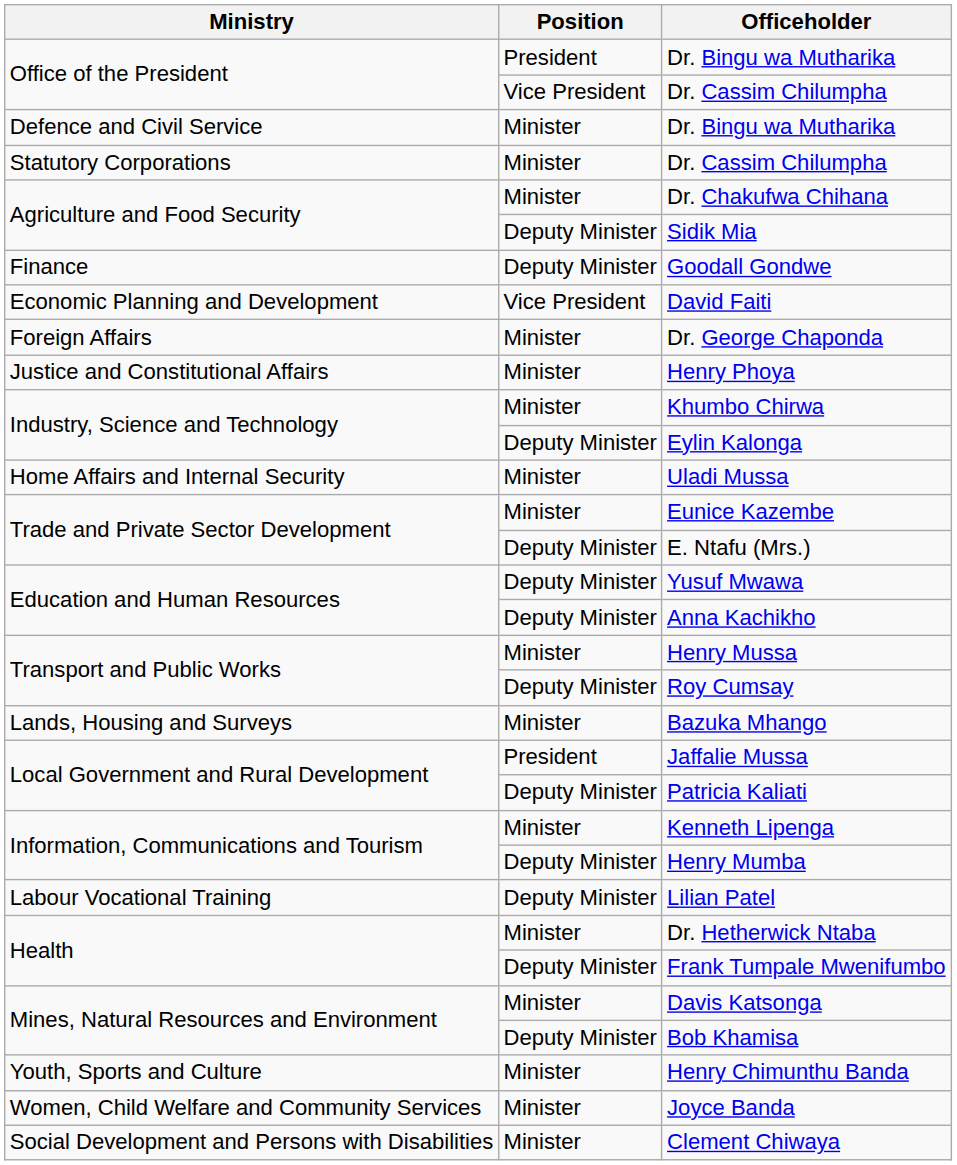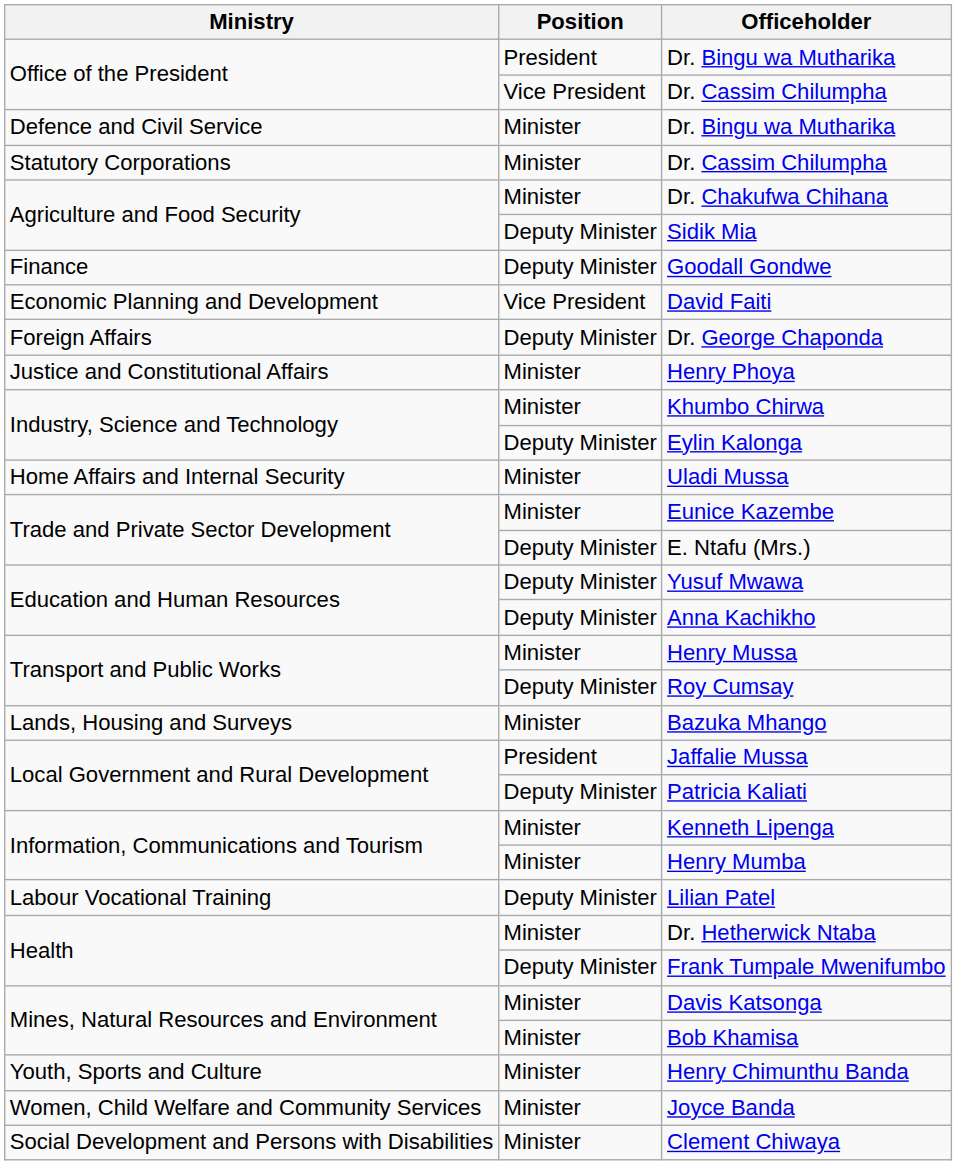(542, 337) Minister -> (580, 337) Deputy Minister
(580, 862) Deputy Minister -> (542, 862) Minister
(580, 1037) Deputy Minister -> (542, 1037) Minister
